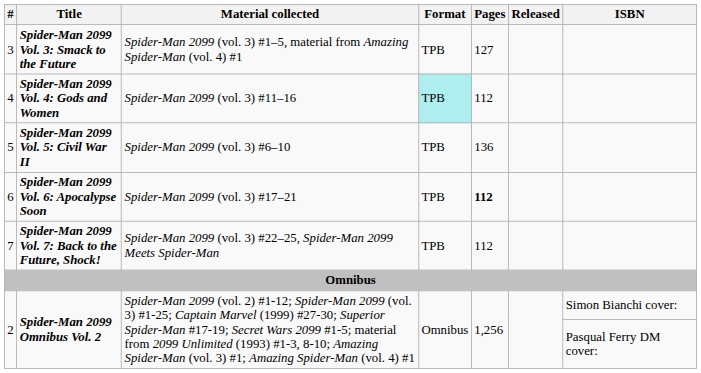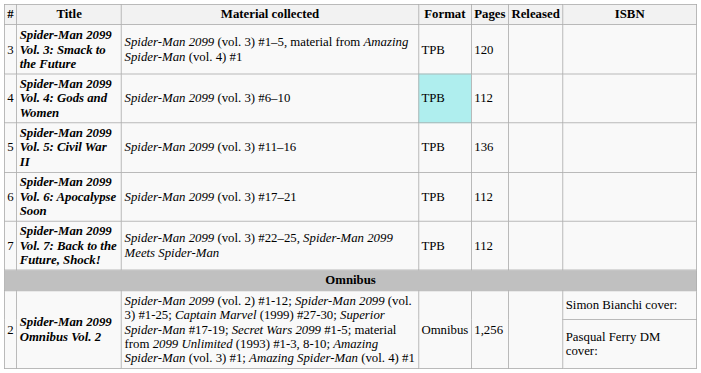(484, 49) 127 -> (484, 49) 120
(210, 98) Spider-Man 2099 (vol. 3) #11–16 -> (207, 98) Spider-Man 2099 (vol. 3) #6–10
(207, 147) Spider-Man 2099 (vol. 3) #6–10 -> (210, 147) Spider-Man 2099 (vol. 3) #11–16
(484, 196) bold -> (484, 196) normal
